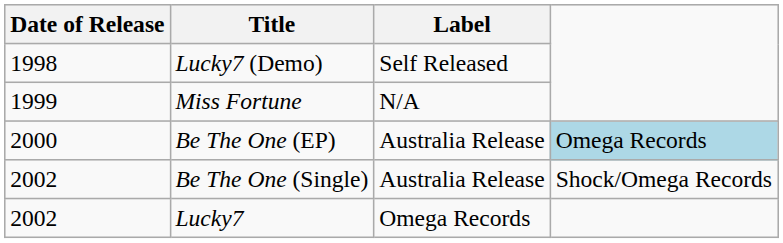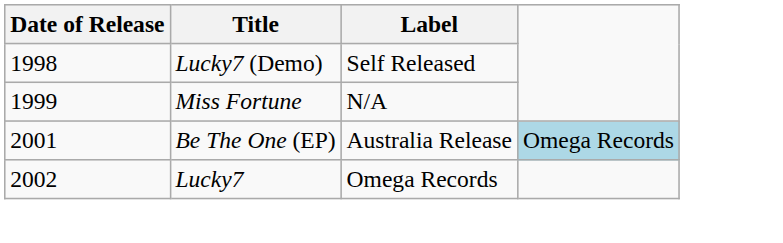(34, 140) 2000 -> (34, 140) 2001
- row: (272, 179)
